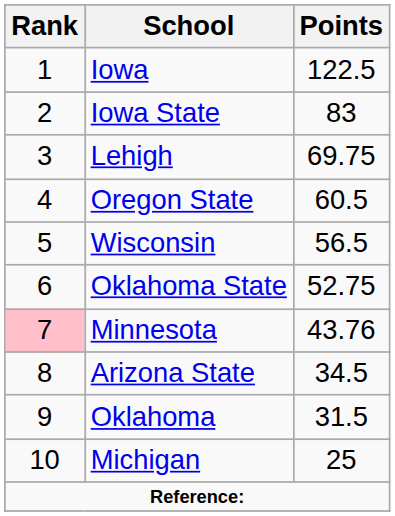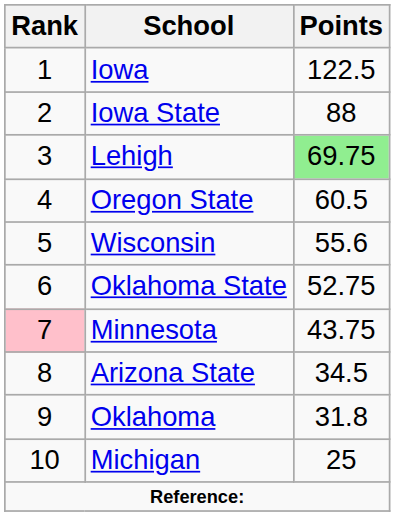(341, 112) 83 -> (341, 112) 88
(341, 156) no background -> (341, 156) lightgreen background
(341, 243) 56.5 -> (341, 243) 55.6
(341, 329) 43.76 -> (341, 329) 43.75
(341, 416) 31.5 -> (341, 416) 31.8
